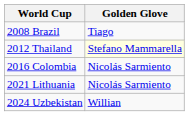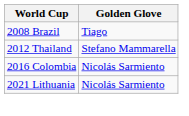(135, 48) lightyellow background -> (129, 48) no background
- row: (45, 102)
